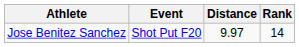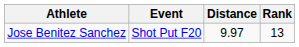(277, 33) 14 -> (277, 33) 13
